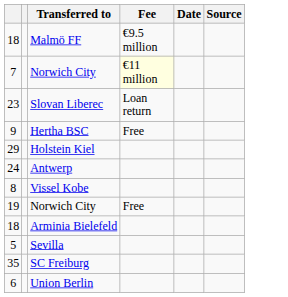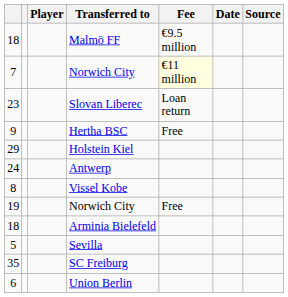+ column: (47, 14)
